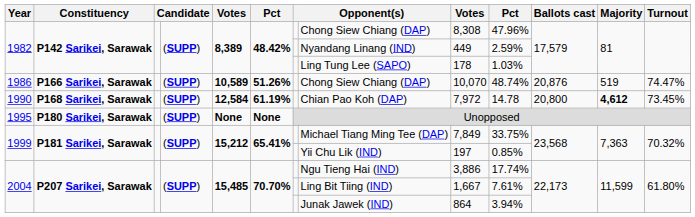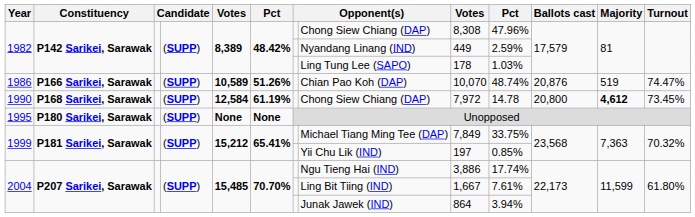(365, 82) Chong Siew Chiang (DAP) -> (354, 82) Chian Pao Koh (DAP)
(354, 100) Chian Pao Koh (DAP) -> (365, 100) Chong Siew Chiang (DAP)
